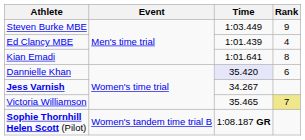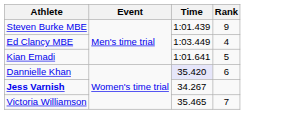(244, 27) 1:03.449 -> (192, 27) 1:01.439
(244, 42) 1:01.439 -> (192, 42) 1:03.449
(287, 57) 8 -> (226, 57) 5
(287, 102) khaki background -> (226, 102) no background
- row: (46, 123)
